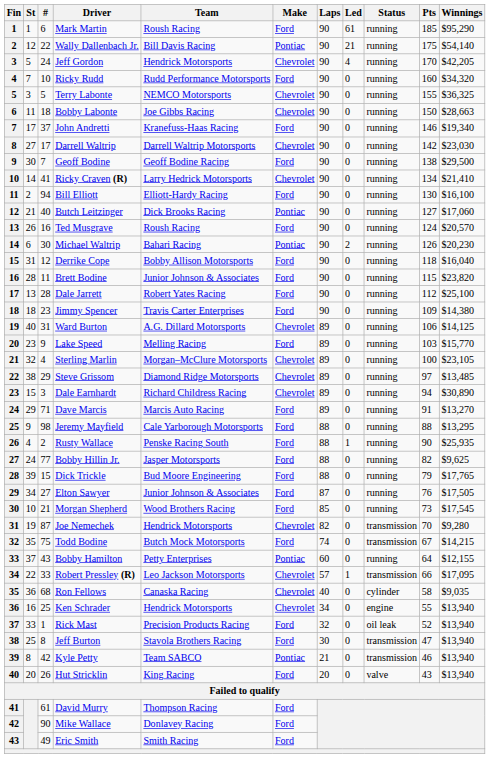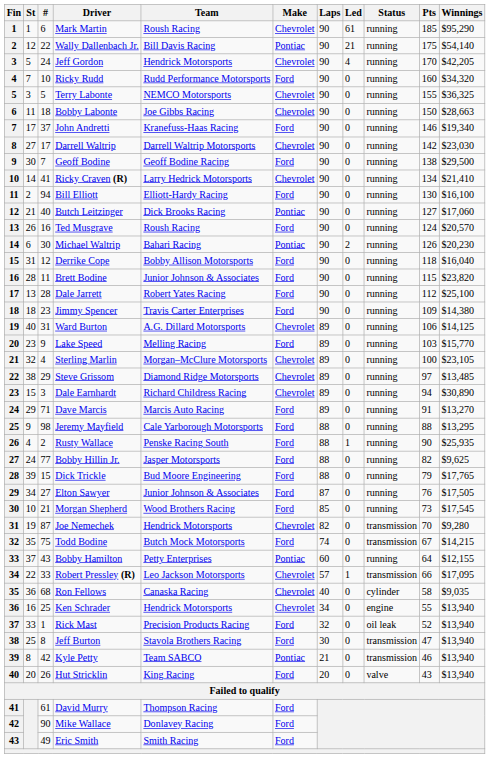(284, 29) Ford -> (295, 29) Chevrolet
